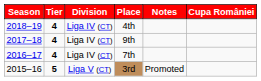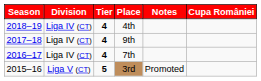columns swapped: (54, 12) <-> (90, 12)
